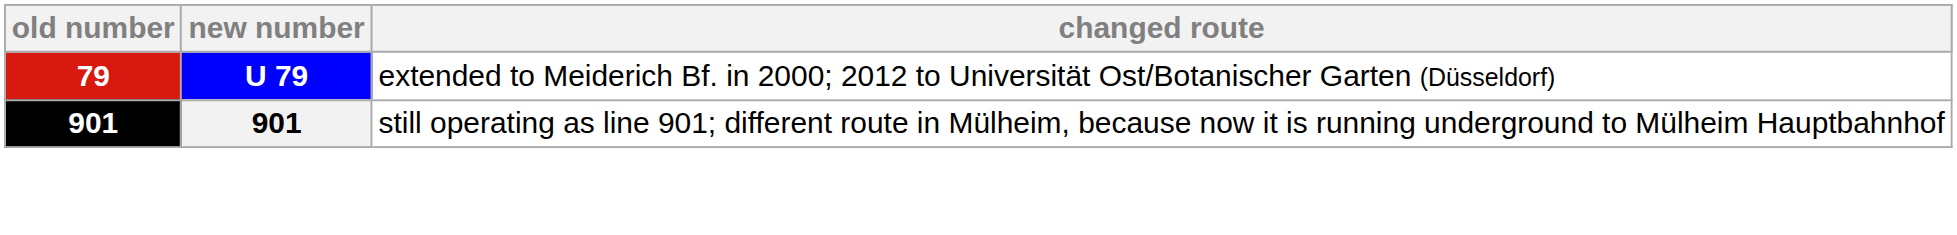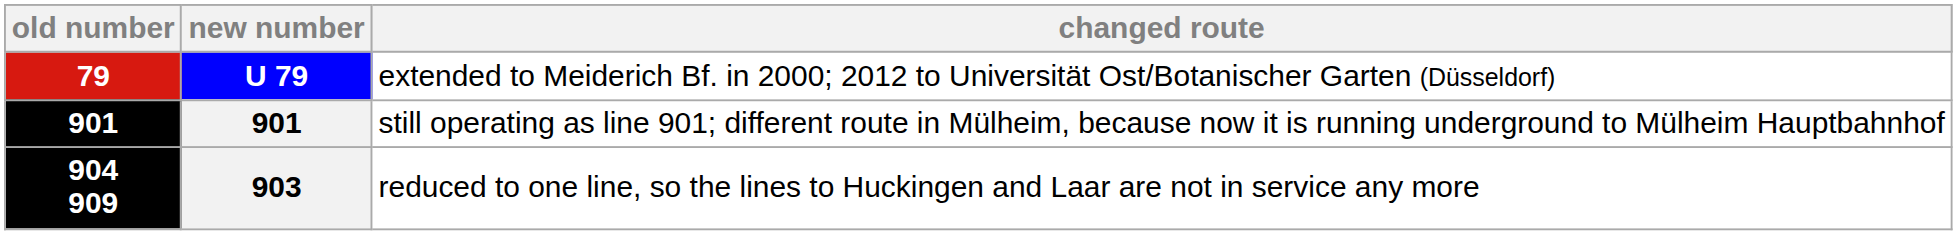+ row: (93, 187)
